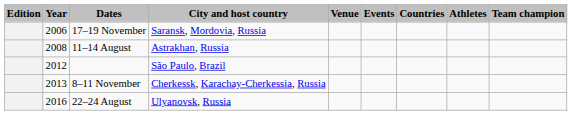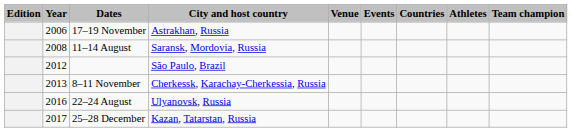(209, 31) Saransk, Mordovia, Russia -> (190, 31) Astrakhan, Russia
(190, 48) Astrakhan, Russia -> (209, 48) Saransk, Mordovia, Russia
+ row: (108, 119)
